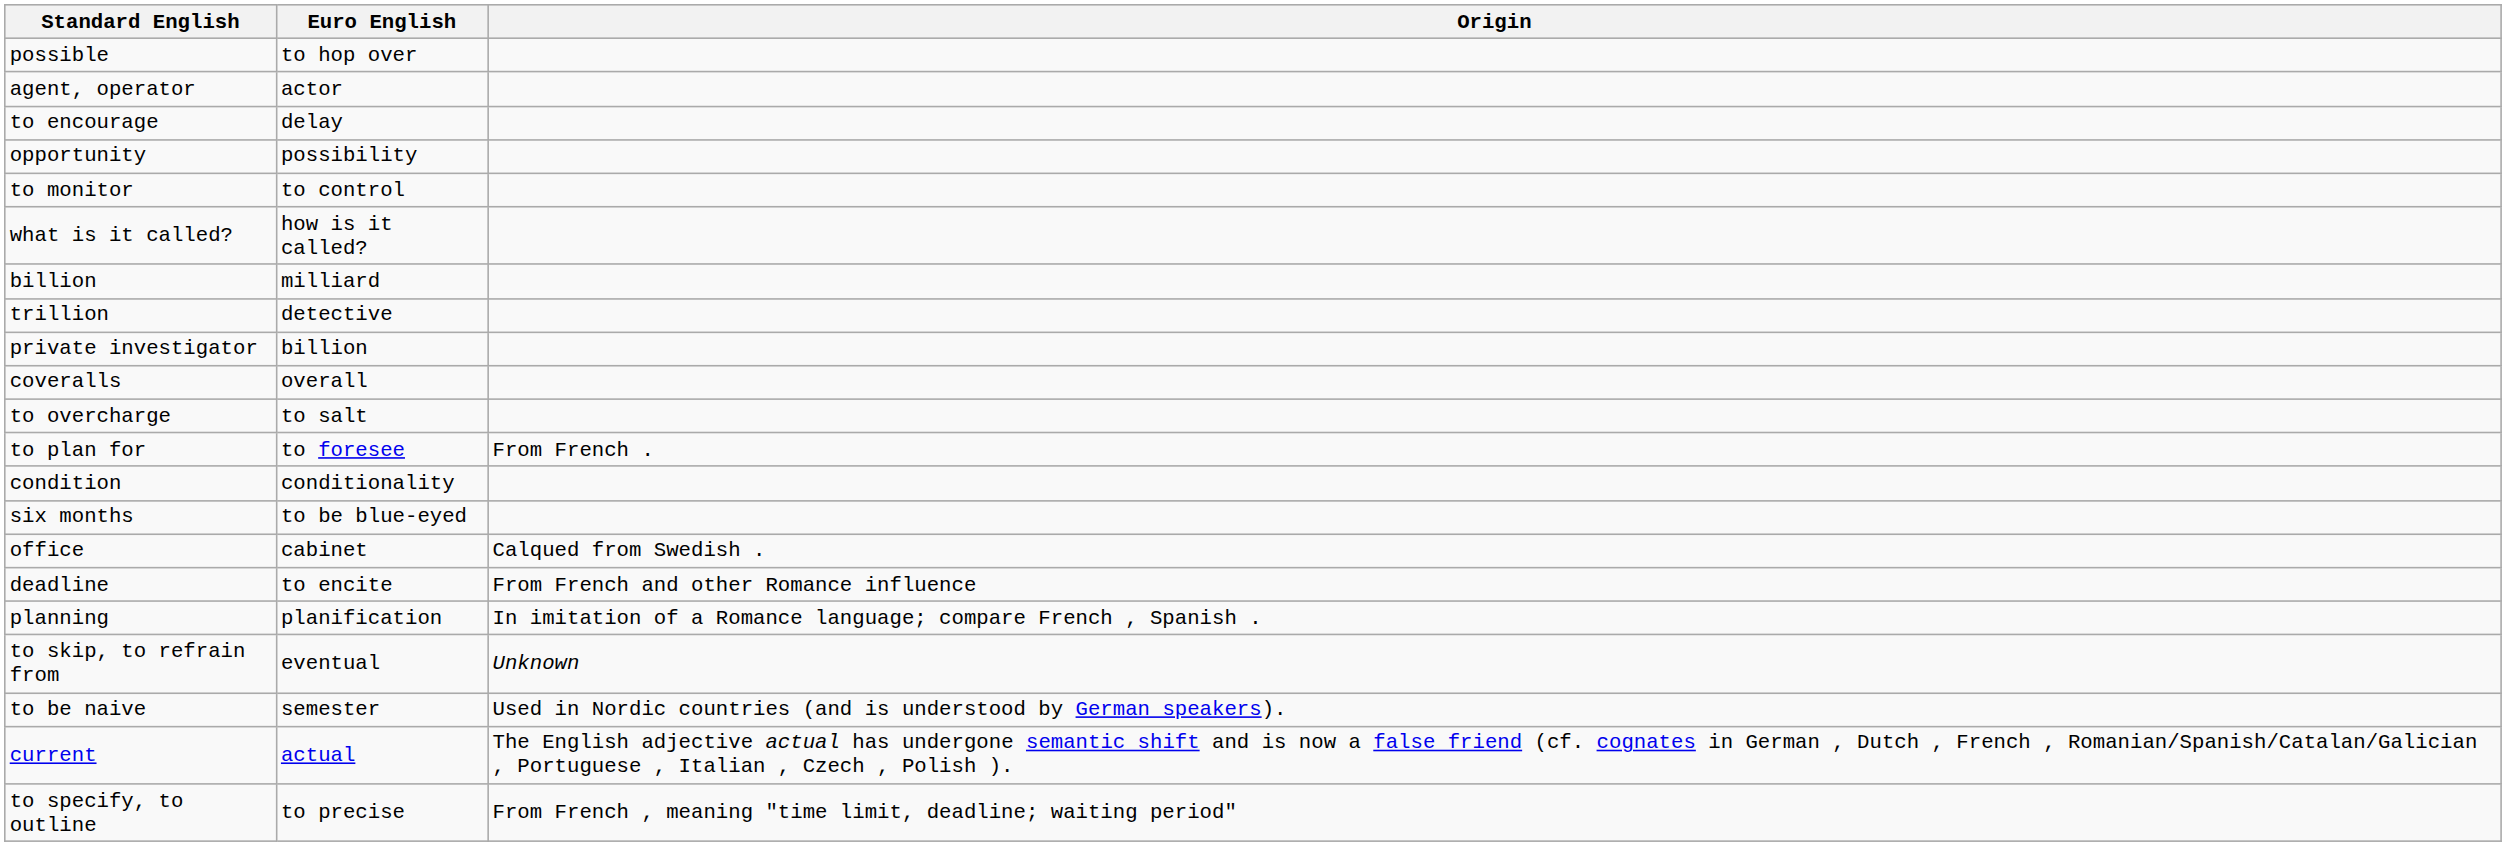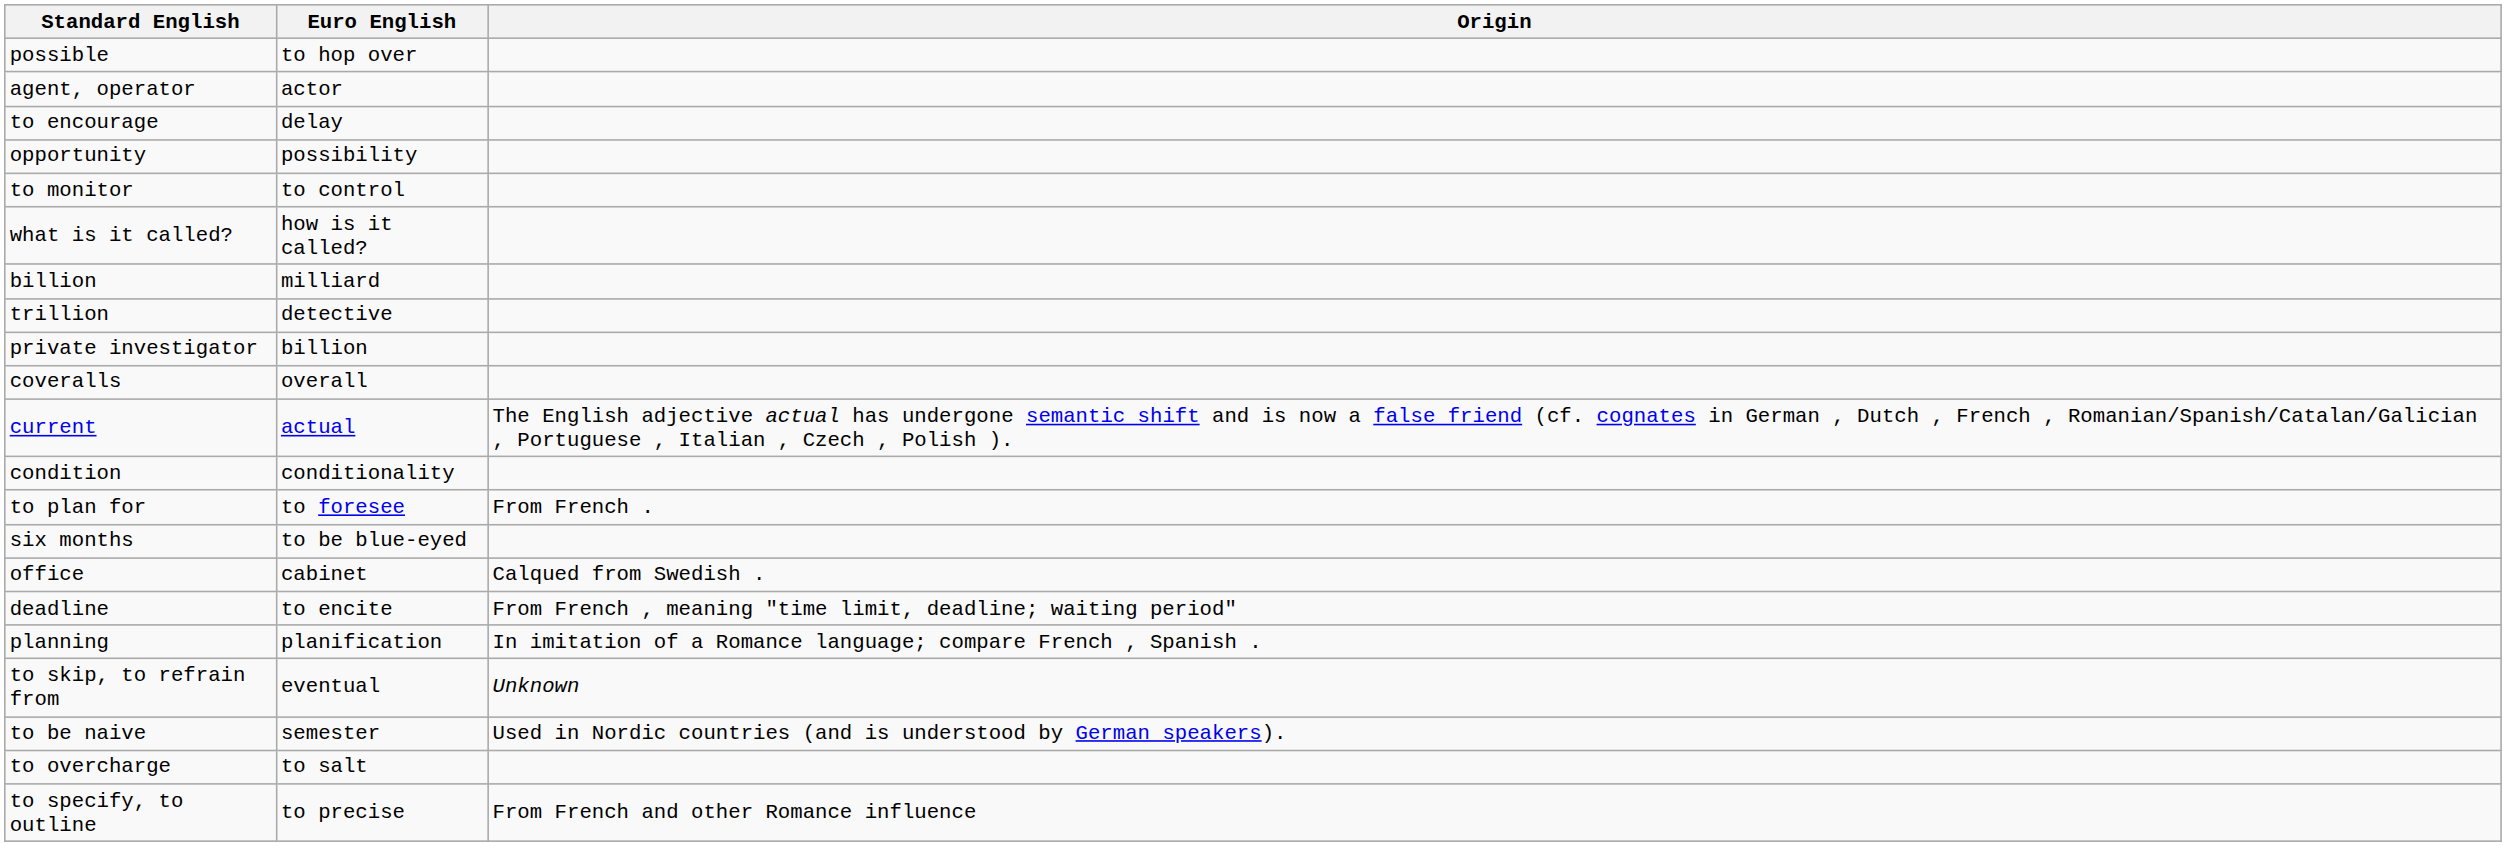rows swapped: (53, 755) <-> (90, 416)
rows swapped: (78, 450) <-> (66, 483)
(734, 584) From French and other Romance influence -> (865, 608) From French , meaning "time limit, deadline; waiting period"
(865, 813) From French , meaning "time limit, deadline; waiting period" -> (734, 813) From French and other Romance influence
